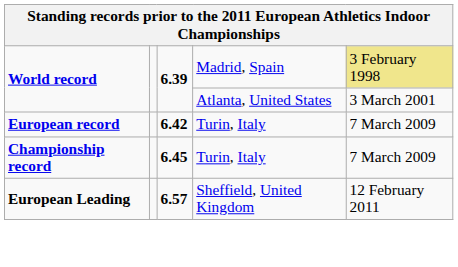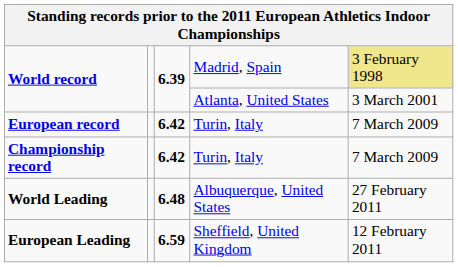(174, 157) 6.45 -> (172, 157) 6.42
+ row: (58, 198)
(174, 198) 6.57 -> (172, 240) 6.59
